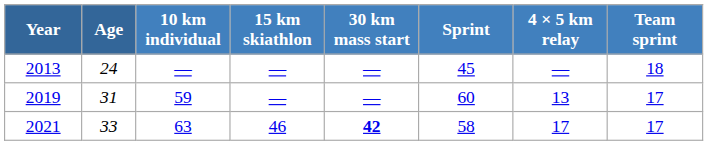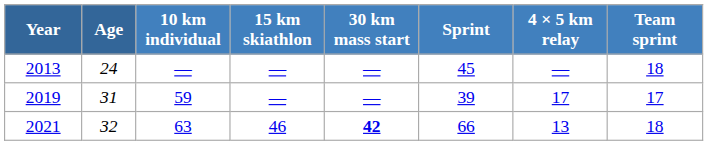(466, 97) 60 -> (466, 97) 39
(560, 97) 13 -> (560, 97) 17
(109, 126) 33 -> (109, 126) 32
(466, 126) 58 -> (466, 126) 66
(560, 126) 17 -> (560, 126) 13
(655, 126) 17 -> (655, 126) 18
